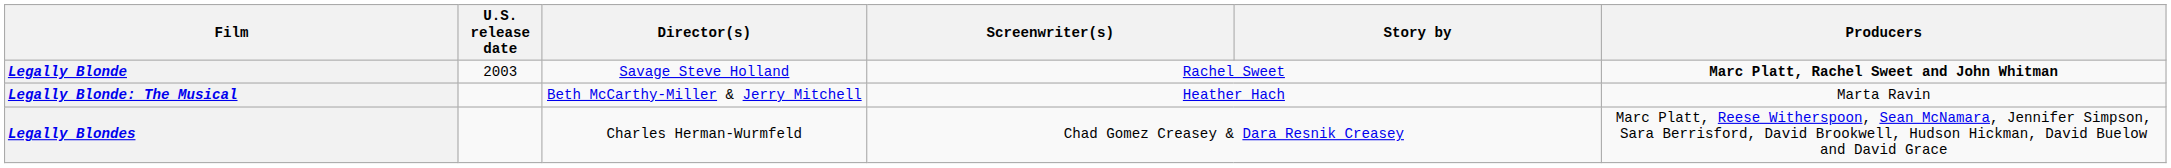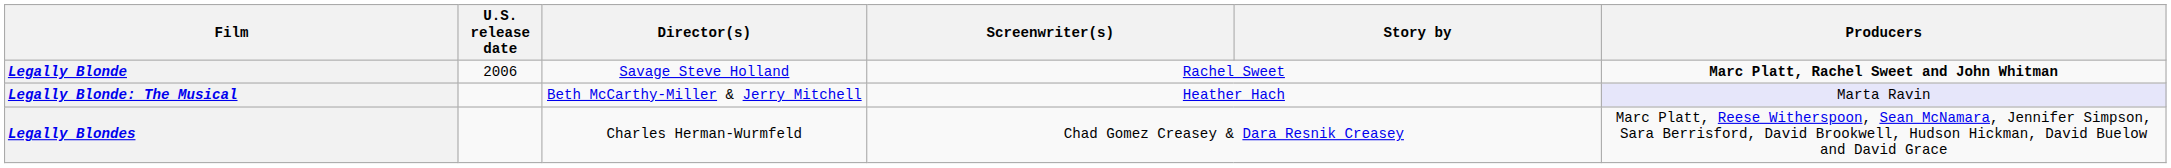(500, 72) 2003 -> (500, 72) 2006
(1884, 95) no background -> (1884, 95) lavender background
